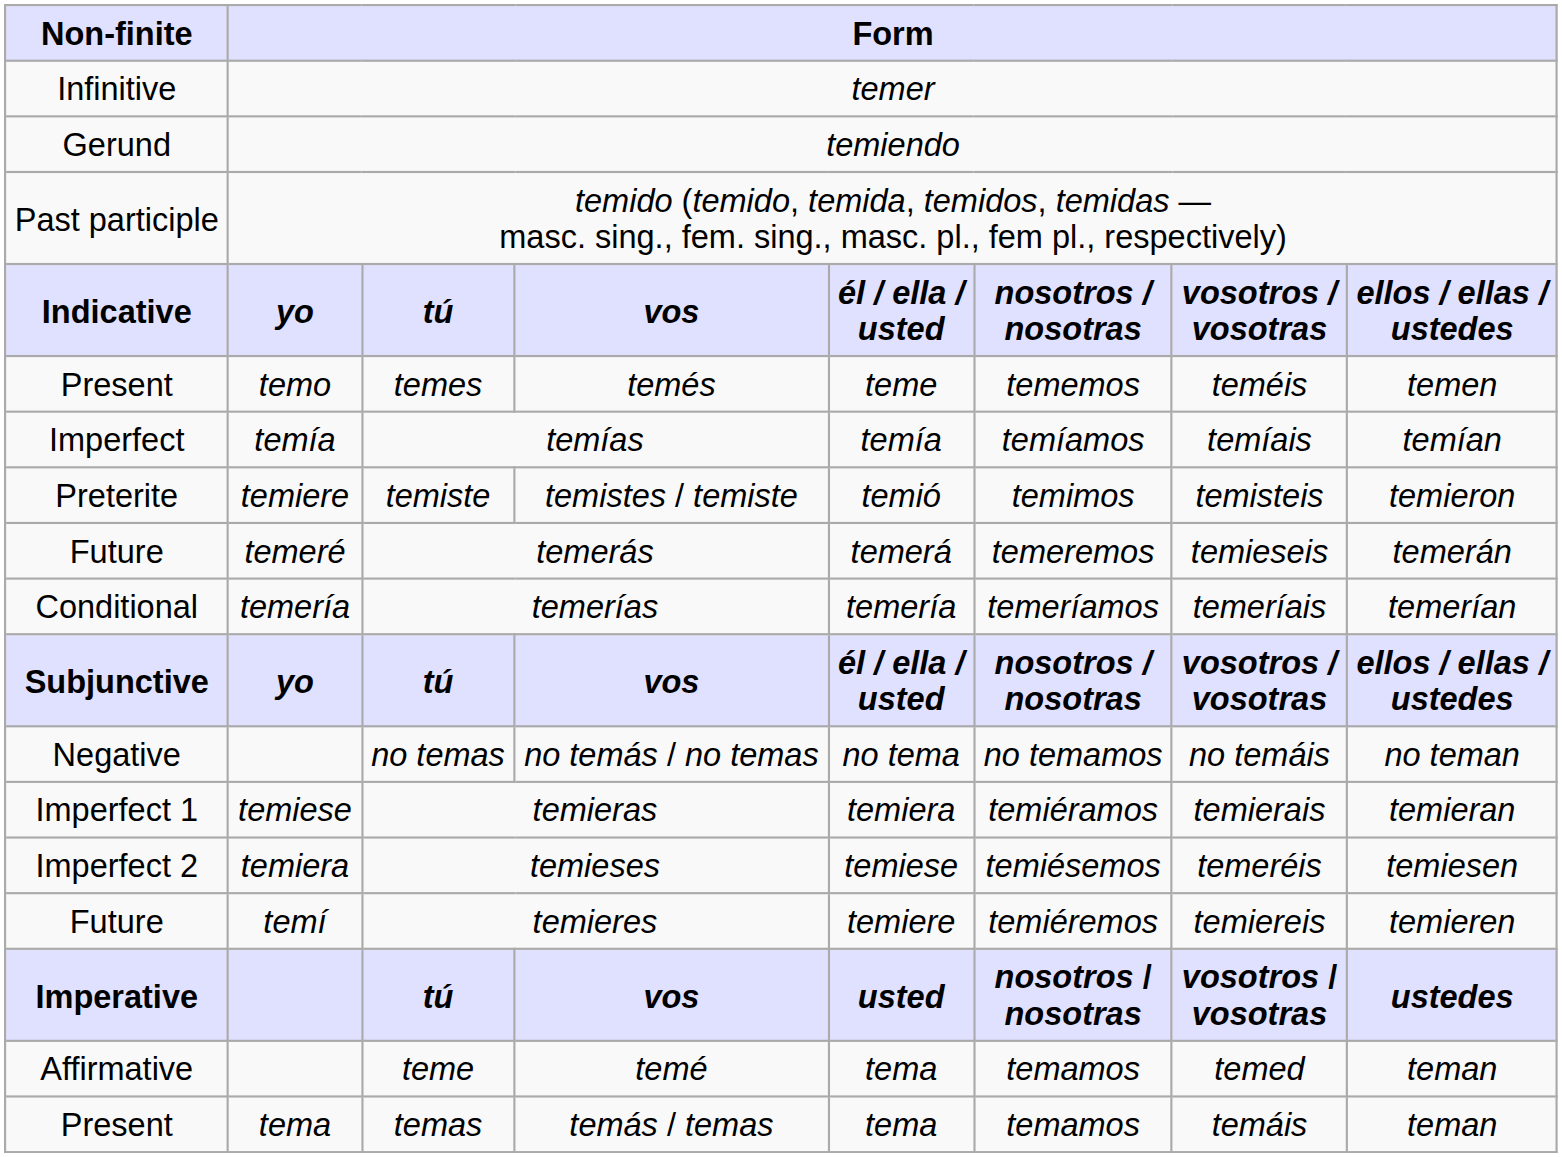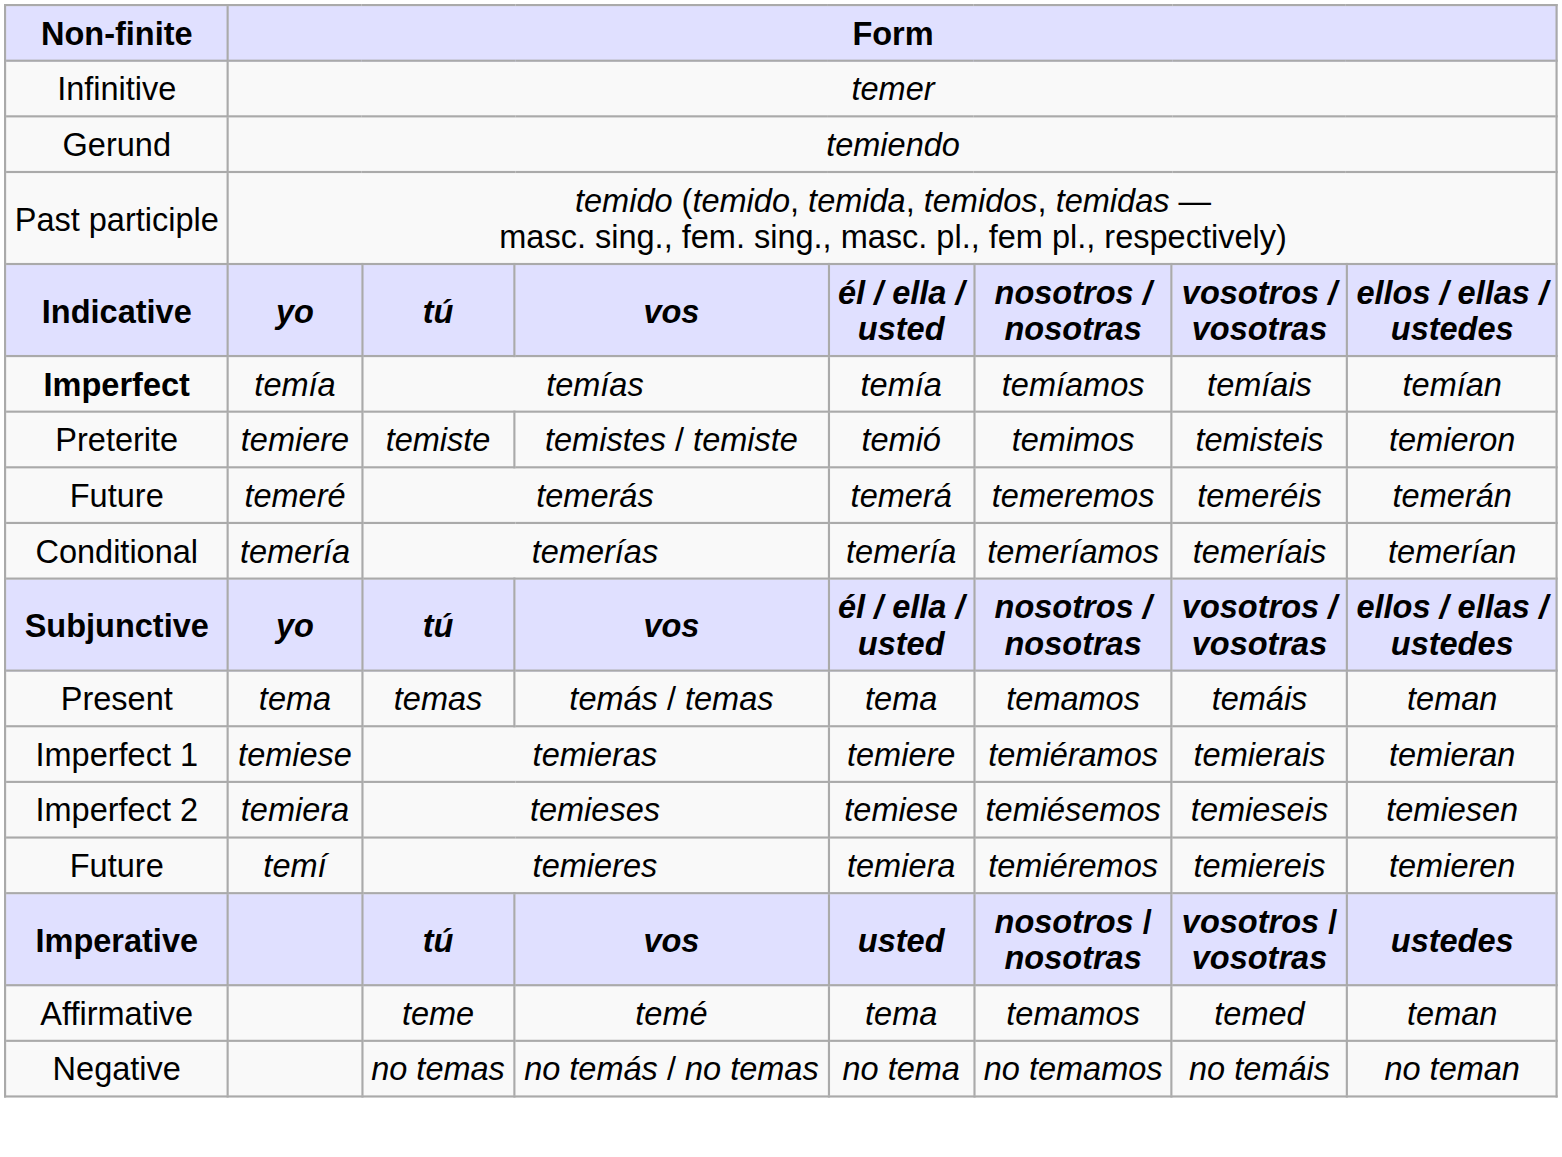- row: (438, 384)
(117, 440) normal -> (117, 384) bold
(1260, 551) temieseis -> (1260, 495) temeréis
rows swapped: (438, 1124) <-> (438, 754)
(901, 810) temiera -> (901, 754) temiere
(1260, 866) temeréis -> (1260, 810) temieseis
(901, 921) temiere -> (901, 866) temiera
